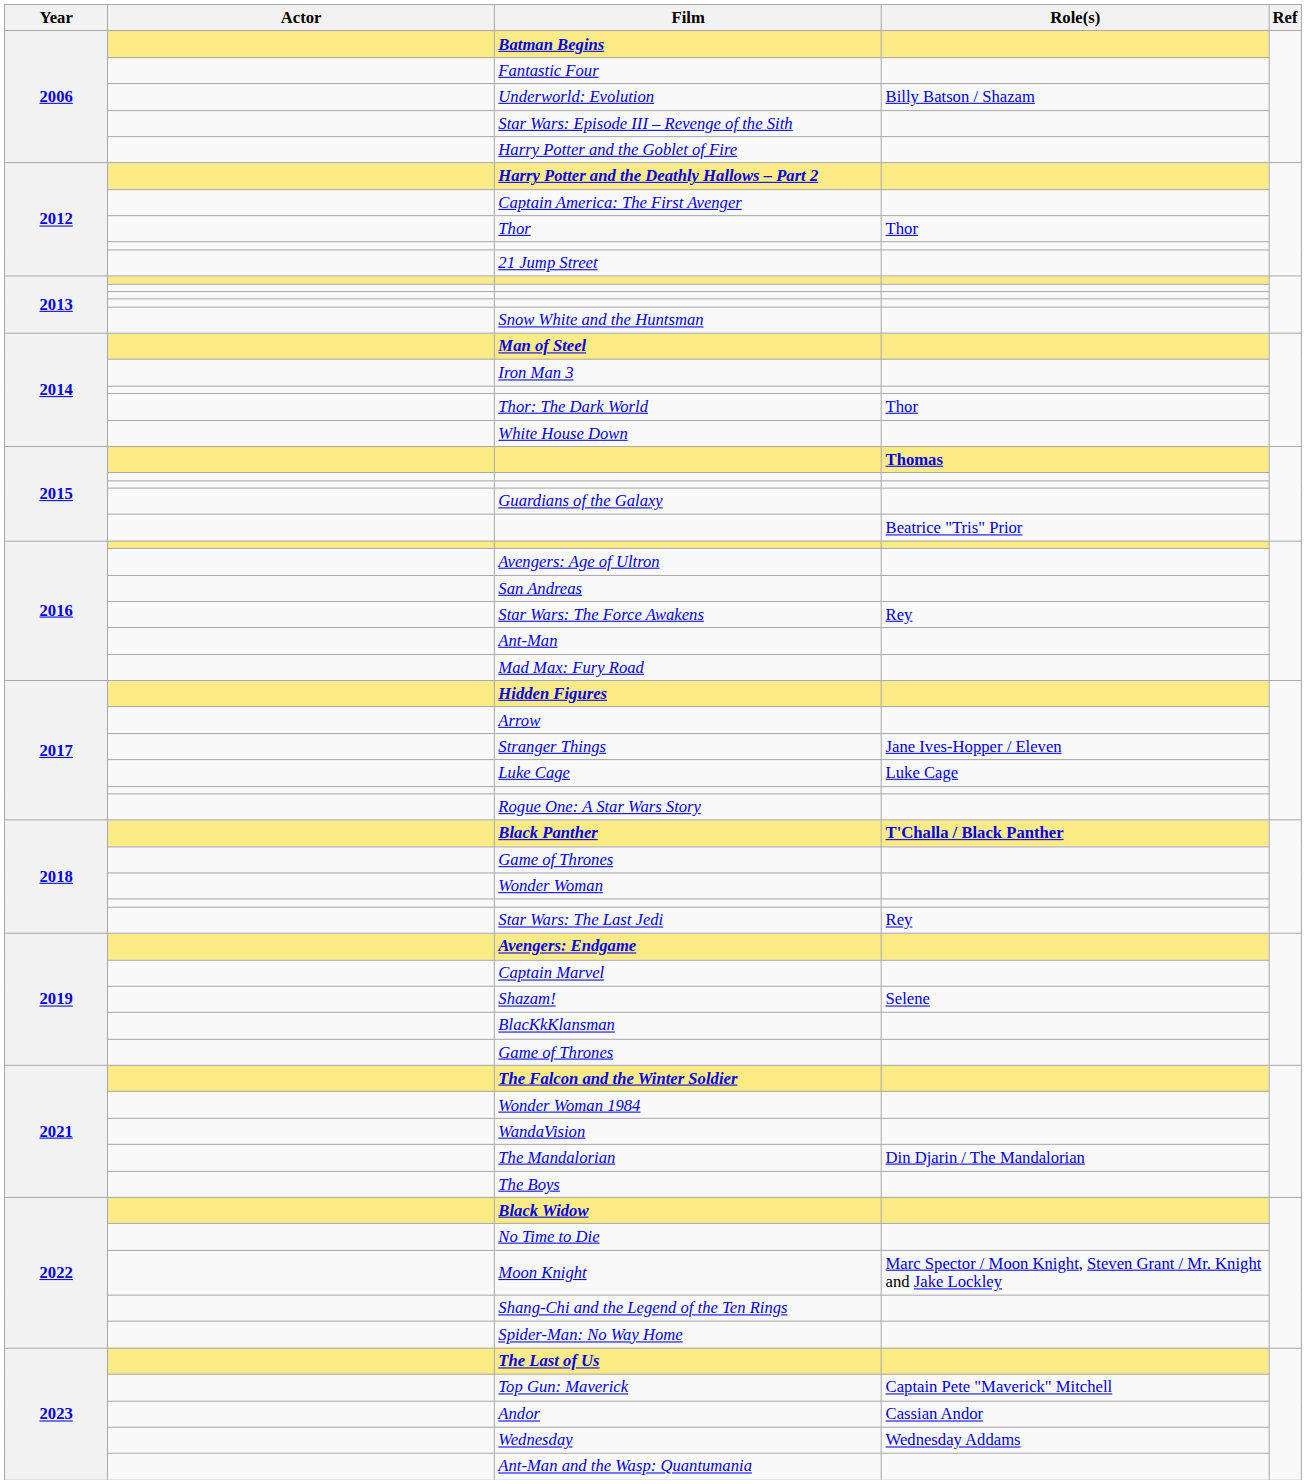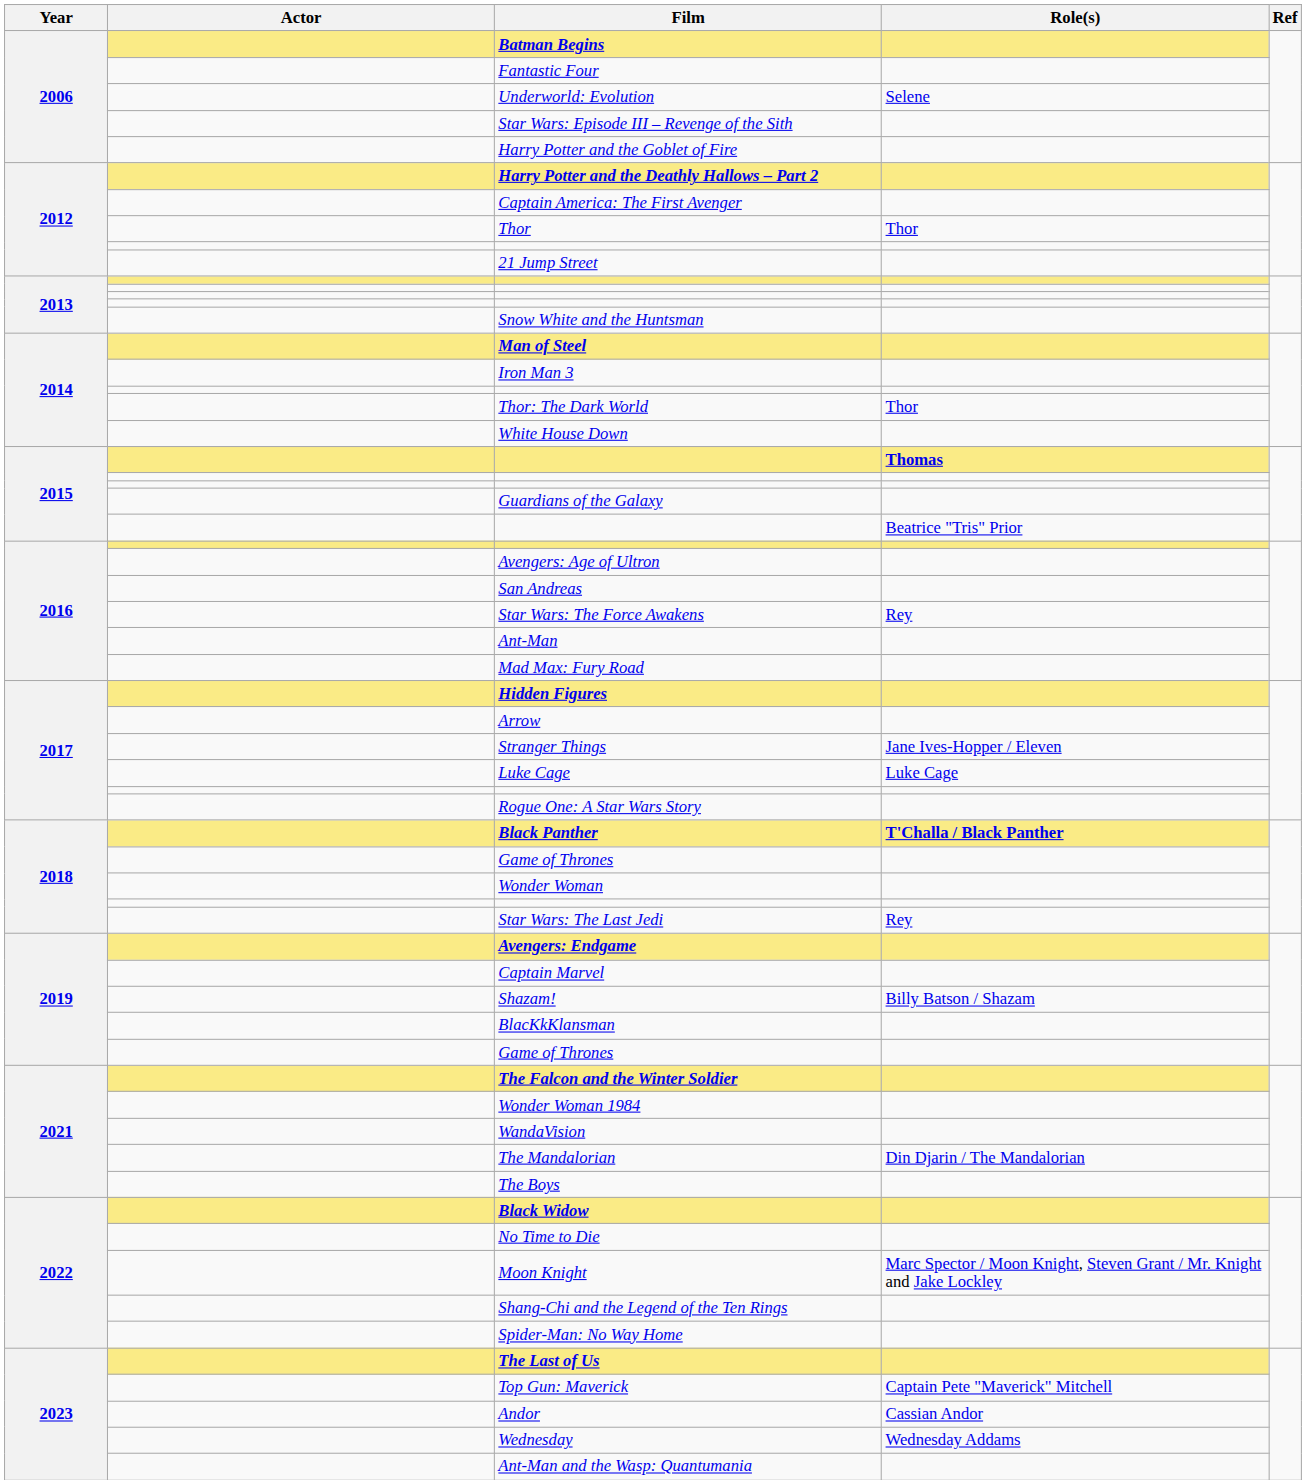(960, 96) Billy Batson / Shazam -> (908, 96) Selene
(908, 999) Selene -> (960, 999) Billy Batson / Shazam
